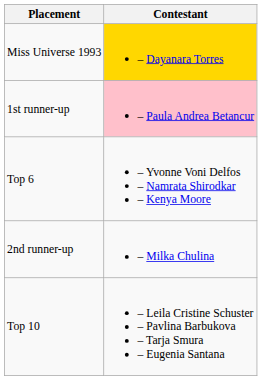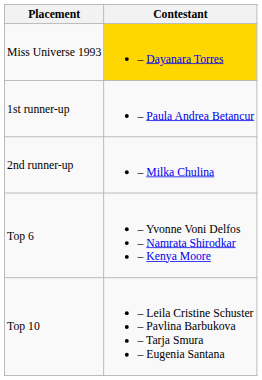(180, 116) pink background -> (180, 116) no background
rows swapped: (40, 249) <-> (21, 179)
